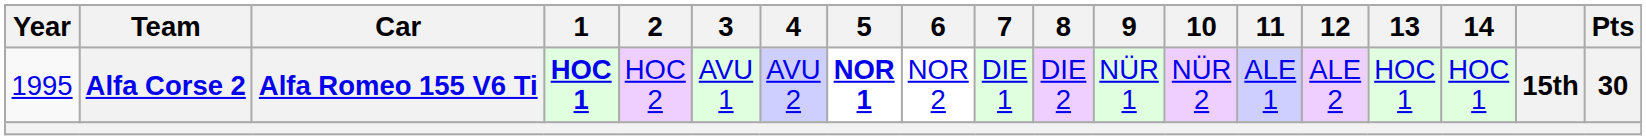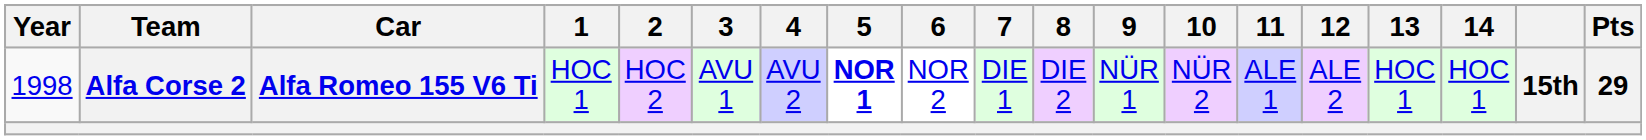(42, 85) 1995 -> (42, 85) 1998
(581, 85) bold -> (581, 85) normal
(1613, 85) 30 -> (1613, 85) 29
